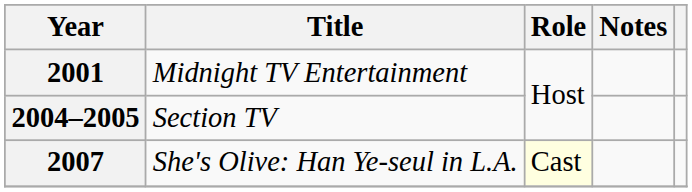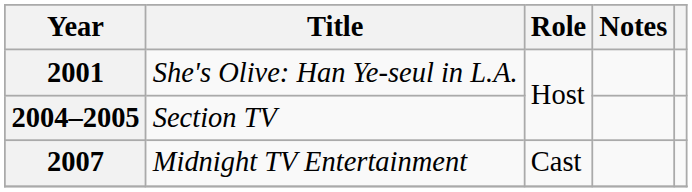(310, 72) Midnight TV Entertainment -> (335, 72) She's Olive: Han Ye-seul in L.A.
(335, 162) She's Olive: Han Ye-seul in L.A. -> (310, 162) Midnight TV Entertainment
(556, 162) lightyellow background -> (556, 162) no background
